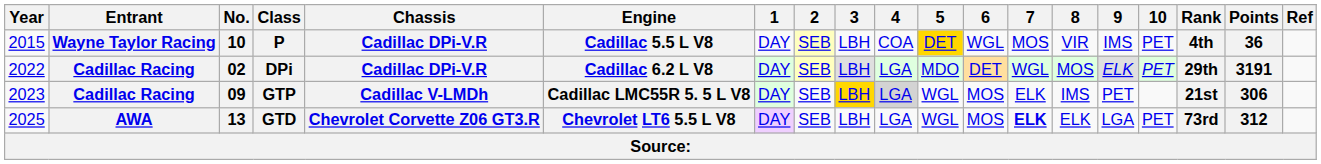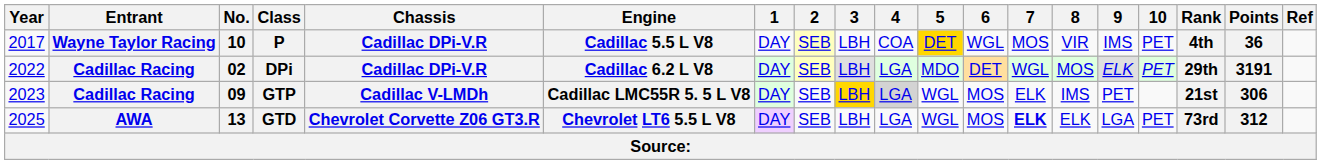(27, 43) 2015 -> (27, 43) 2017
